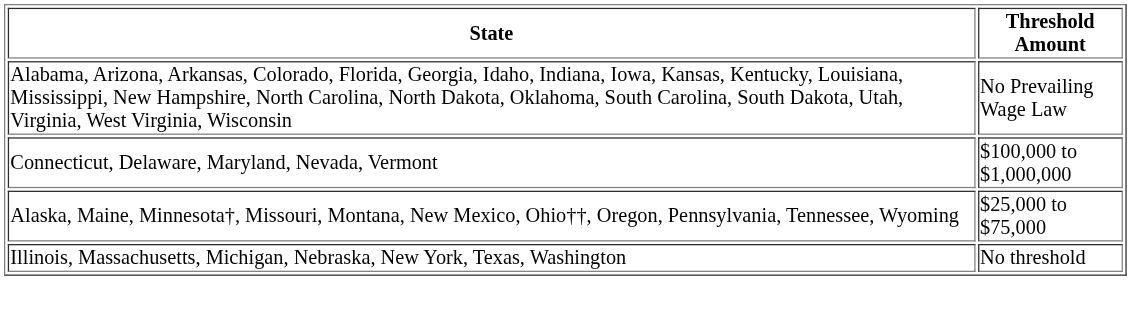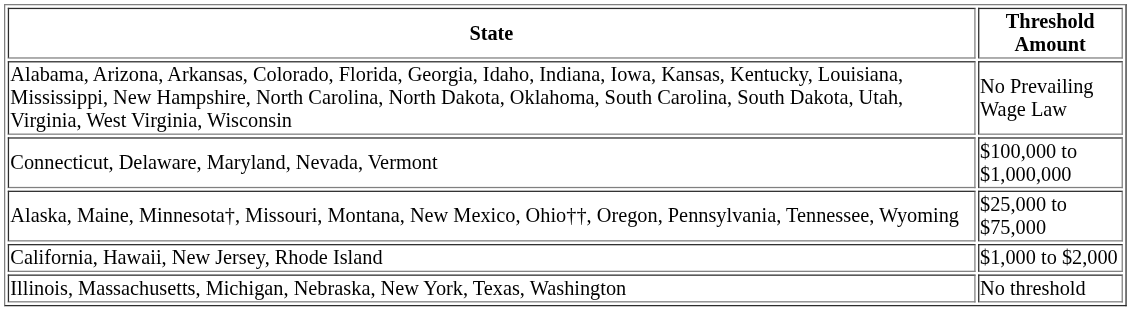+ row: (196, 257)
